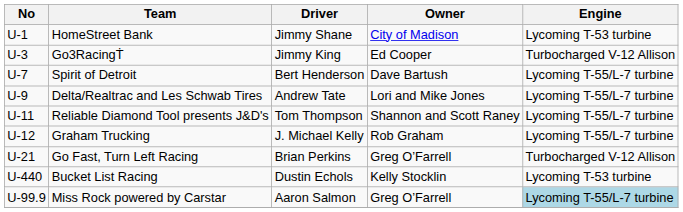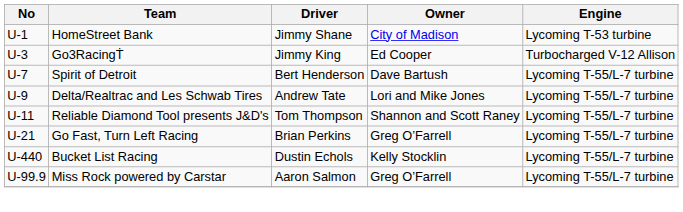- row: (101, 136)
(600, 156) Turbocharged V-12 Allison -> (600, 136) Lycoming T-55/L-7 turbine
(589, 177) Lycoming T-53 turbine -> (600, 156) Lycoming T-55/L-7 turbine
(600, 197) lightblue background -> (600, 177) no background
